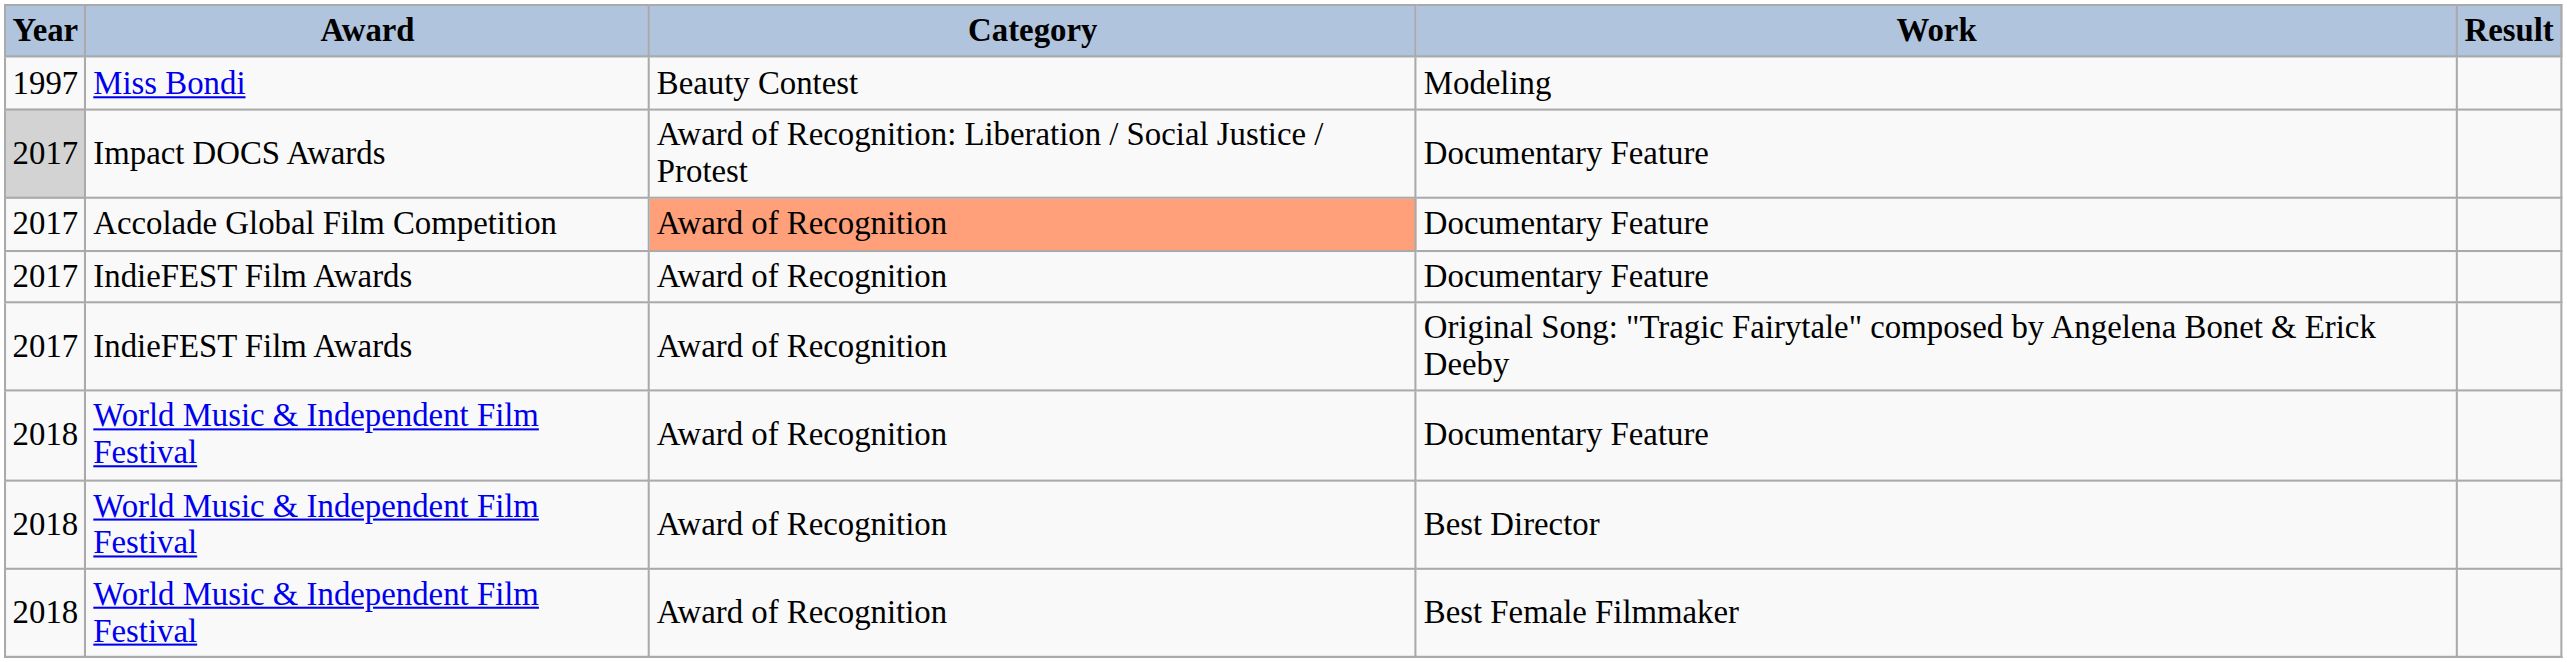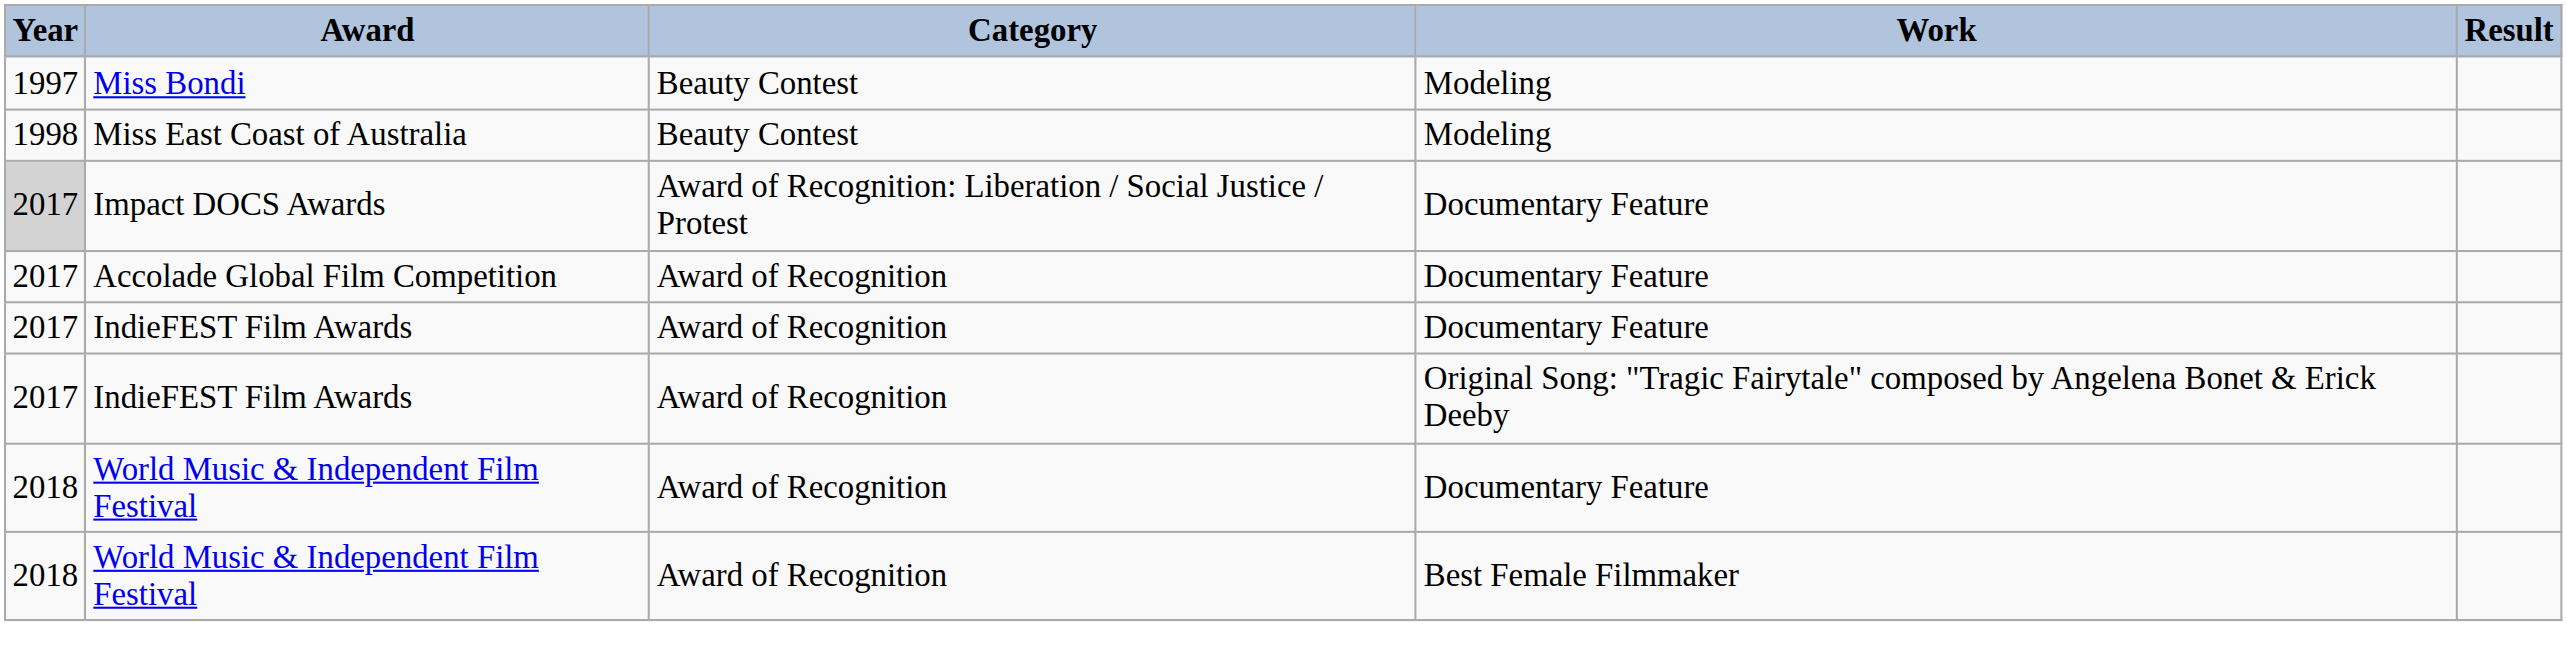+ row: (280, 134)
(802, 223) lightsalmon background -> (802, 275) no background
- row: (316, 523)
